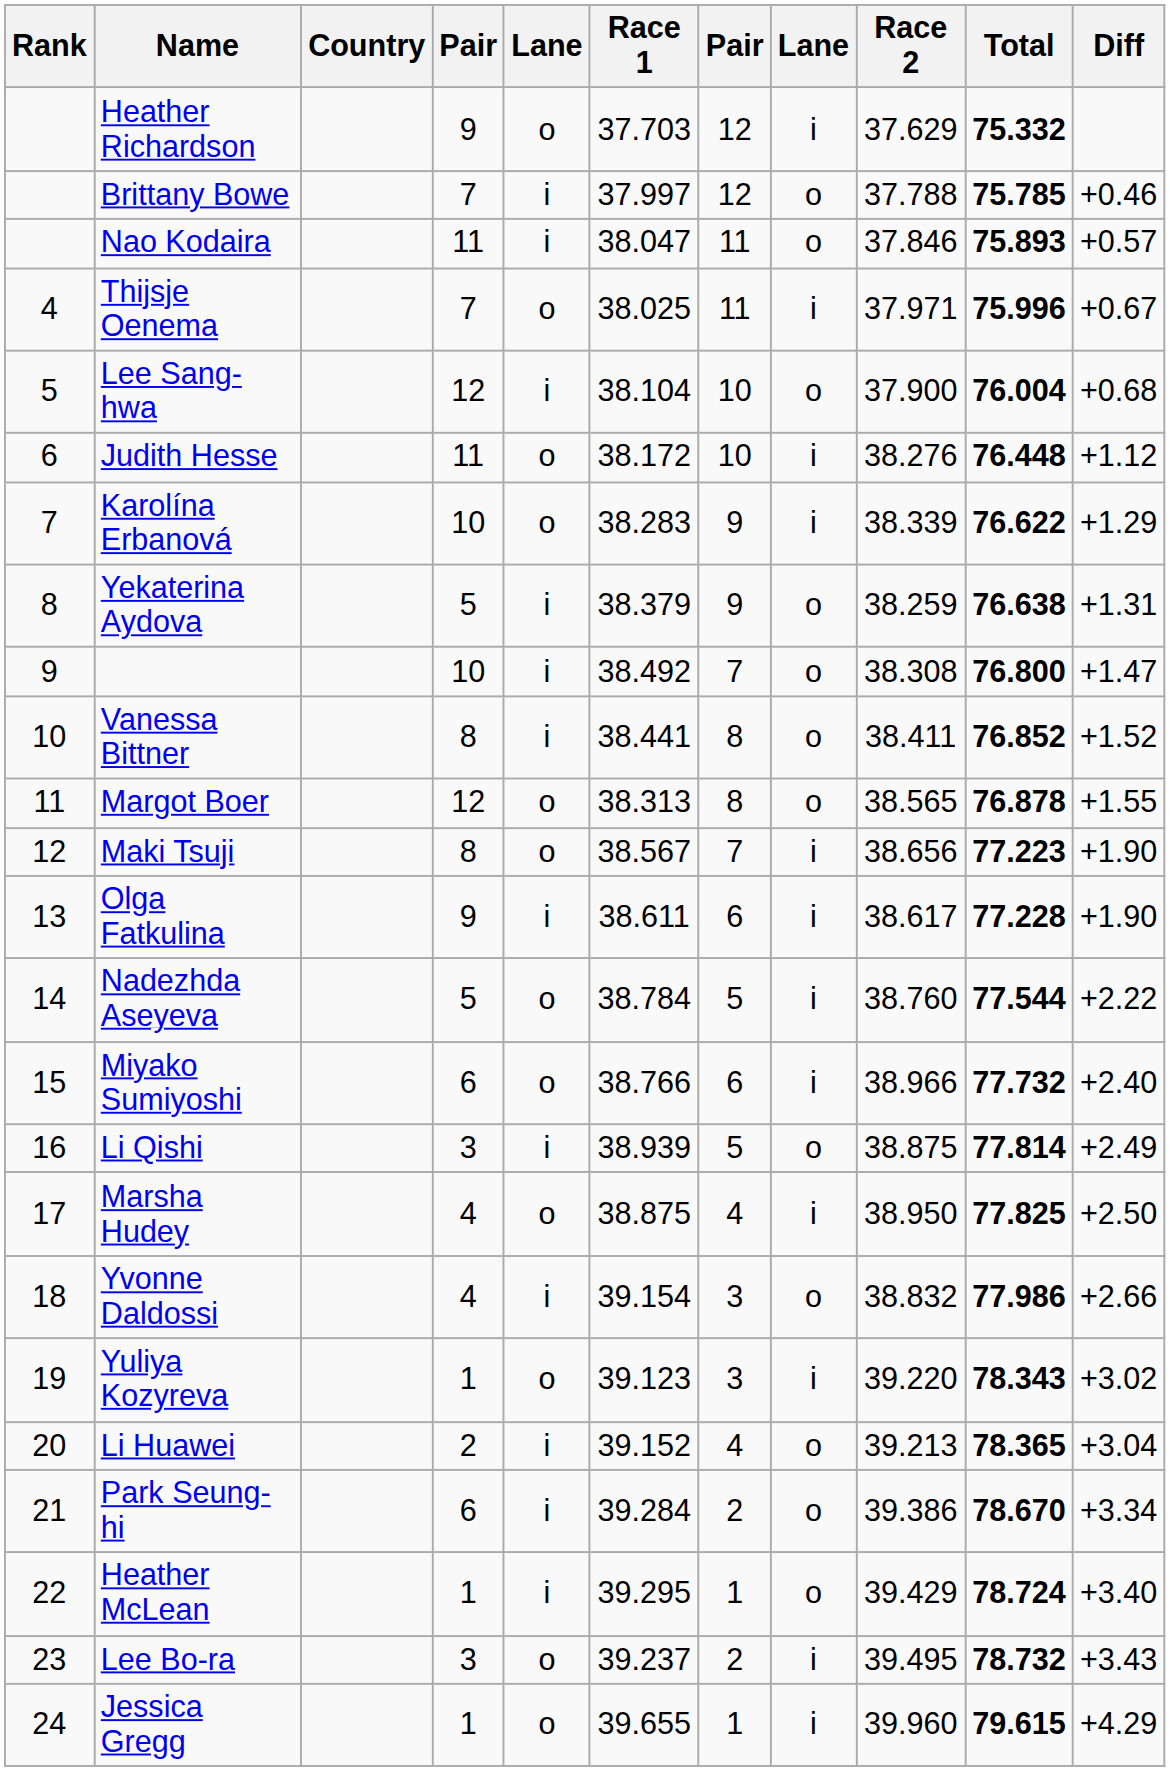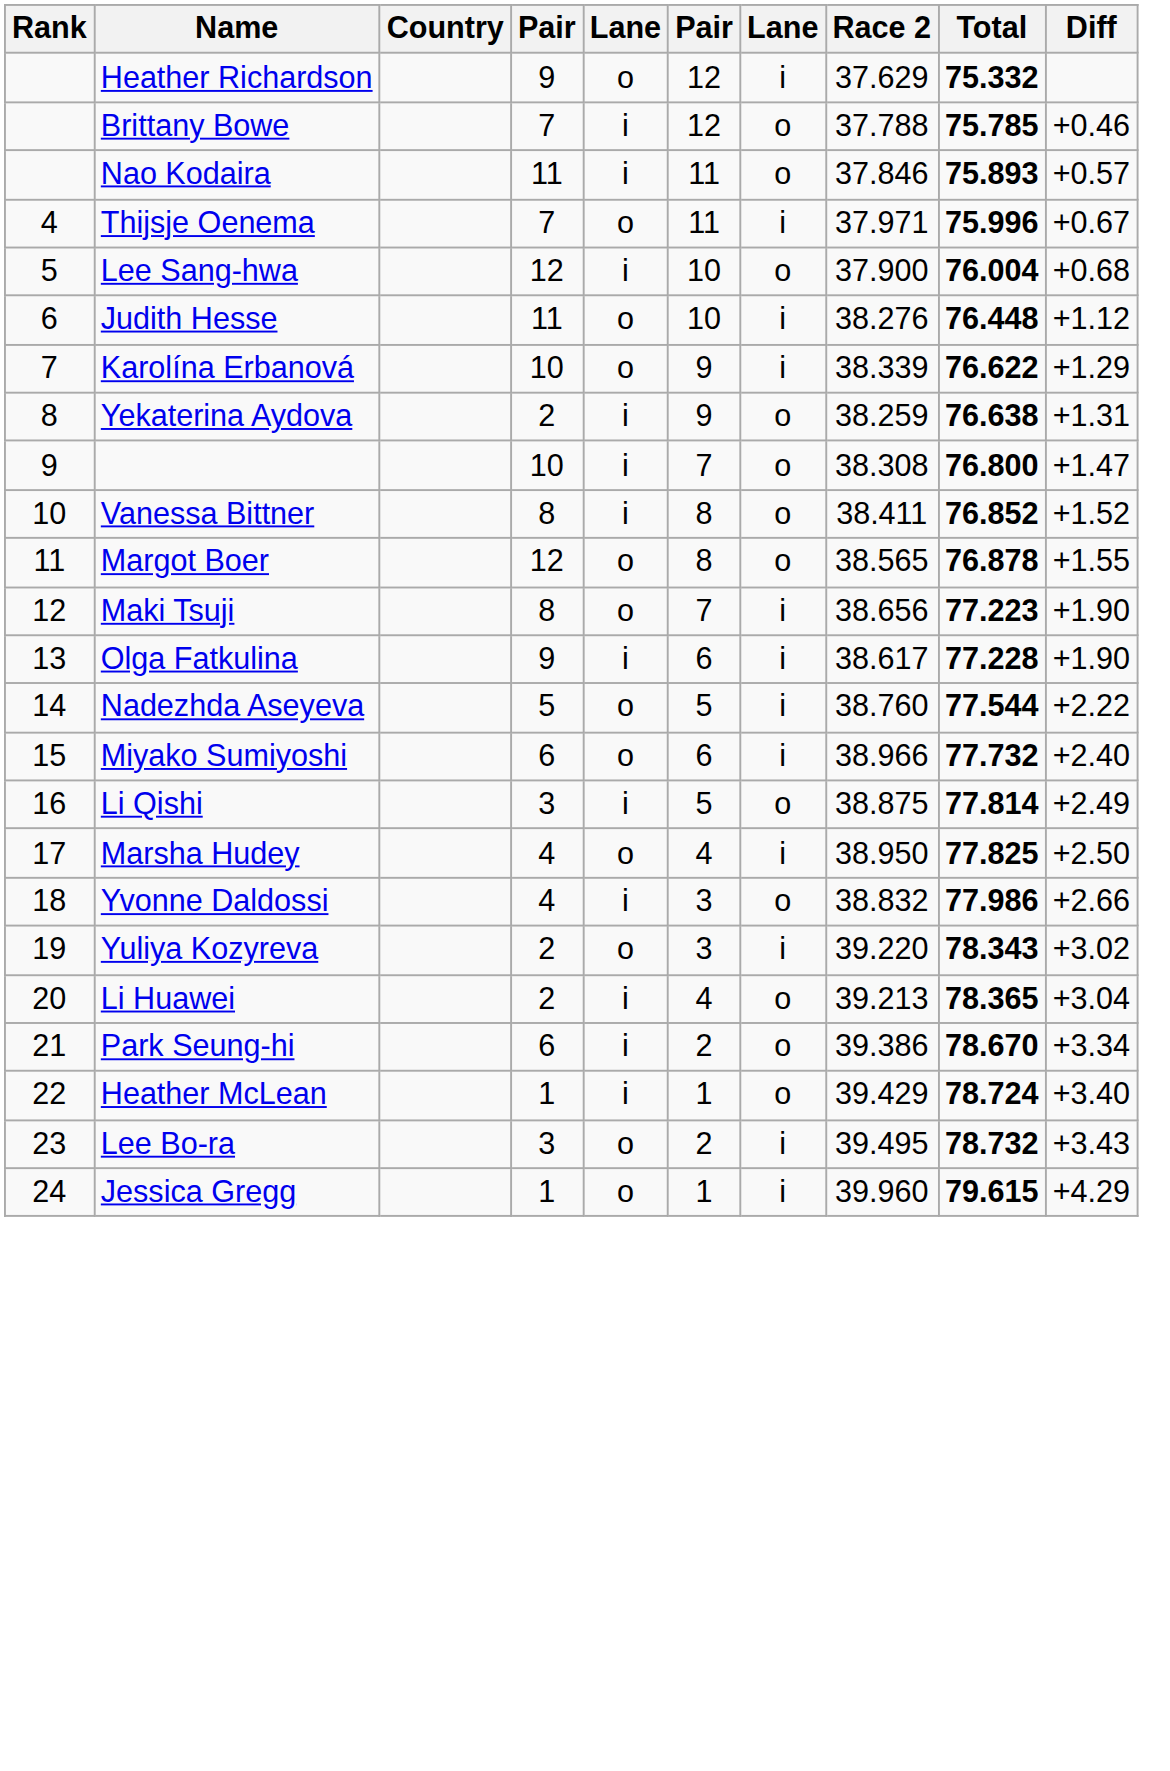- column: (644, 45)
(468, 605) 5 -> (547, 416) 2
(468, 1379) 1 -> (547, 949) 2
